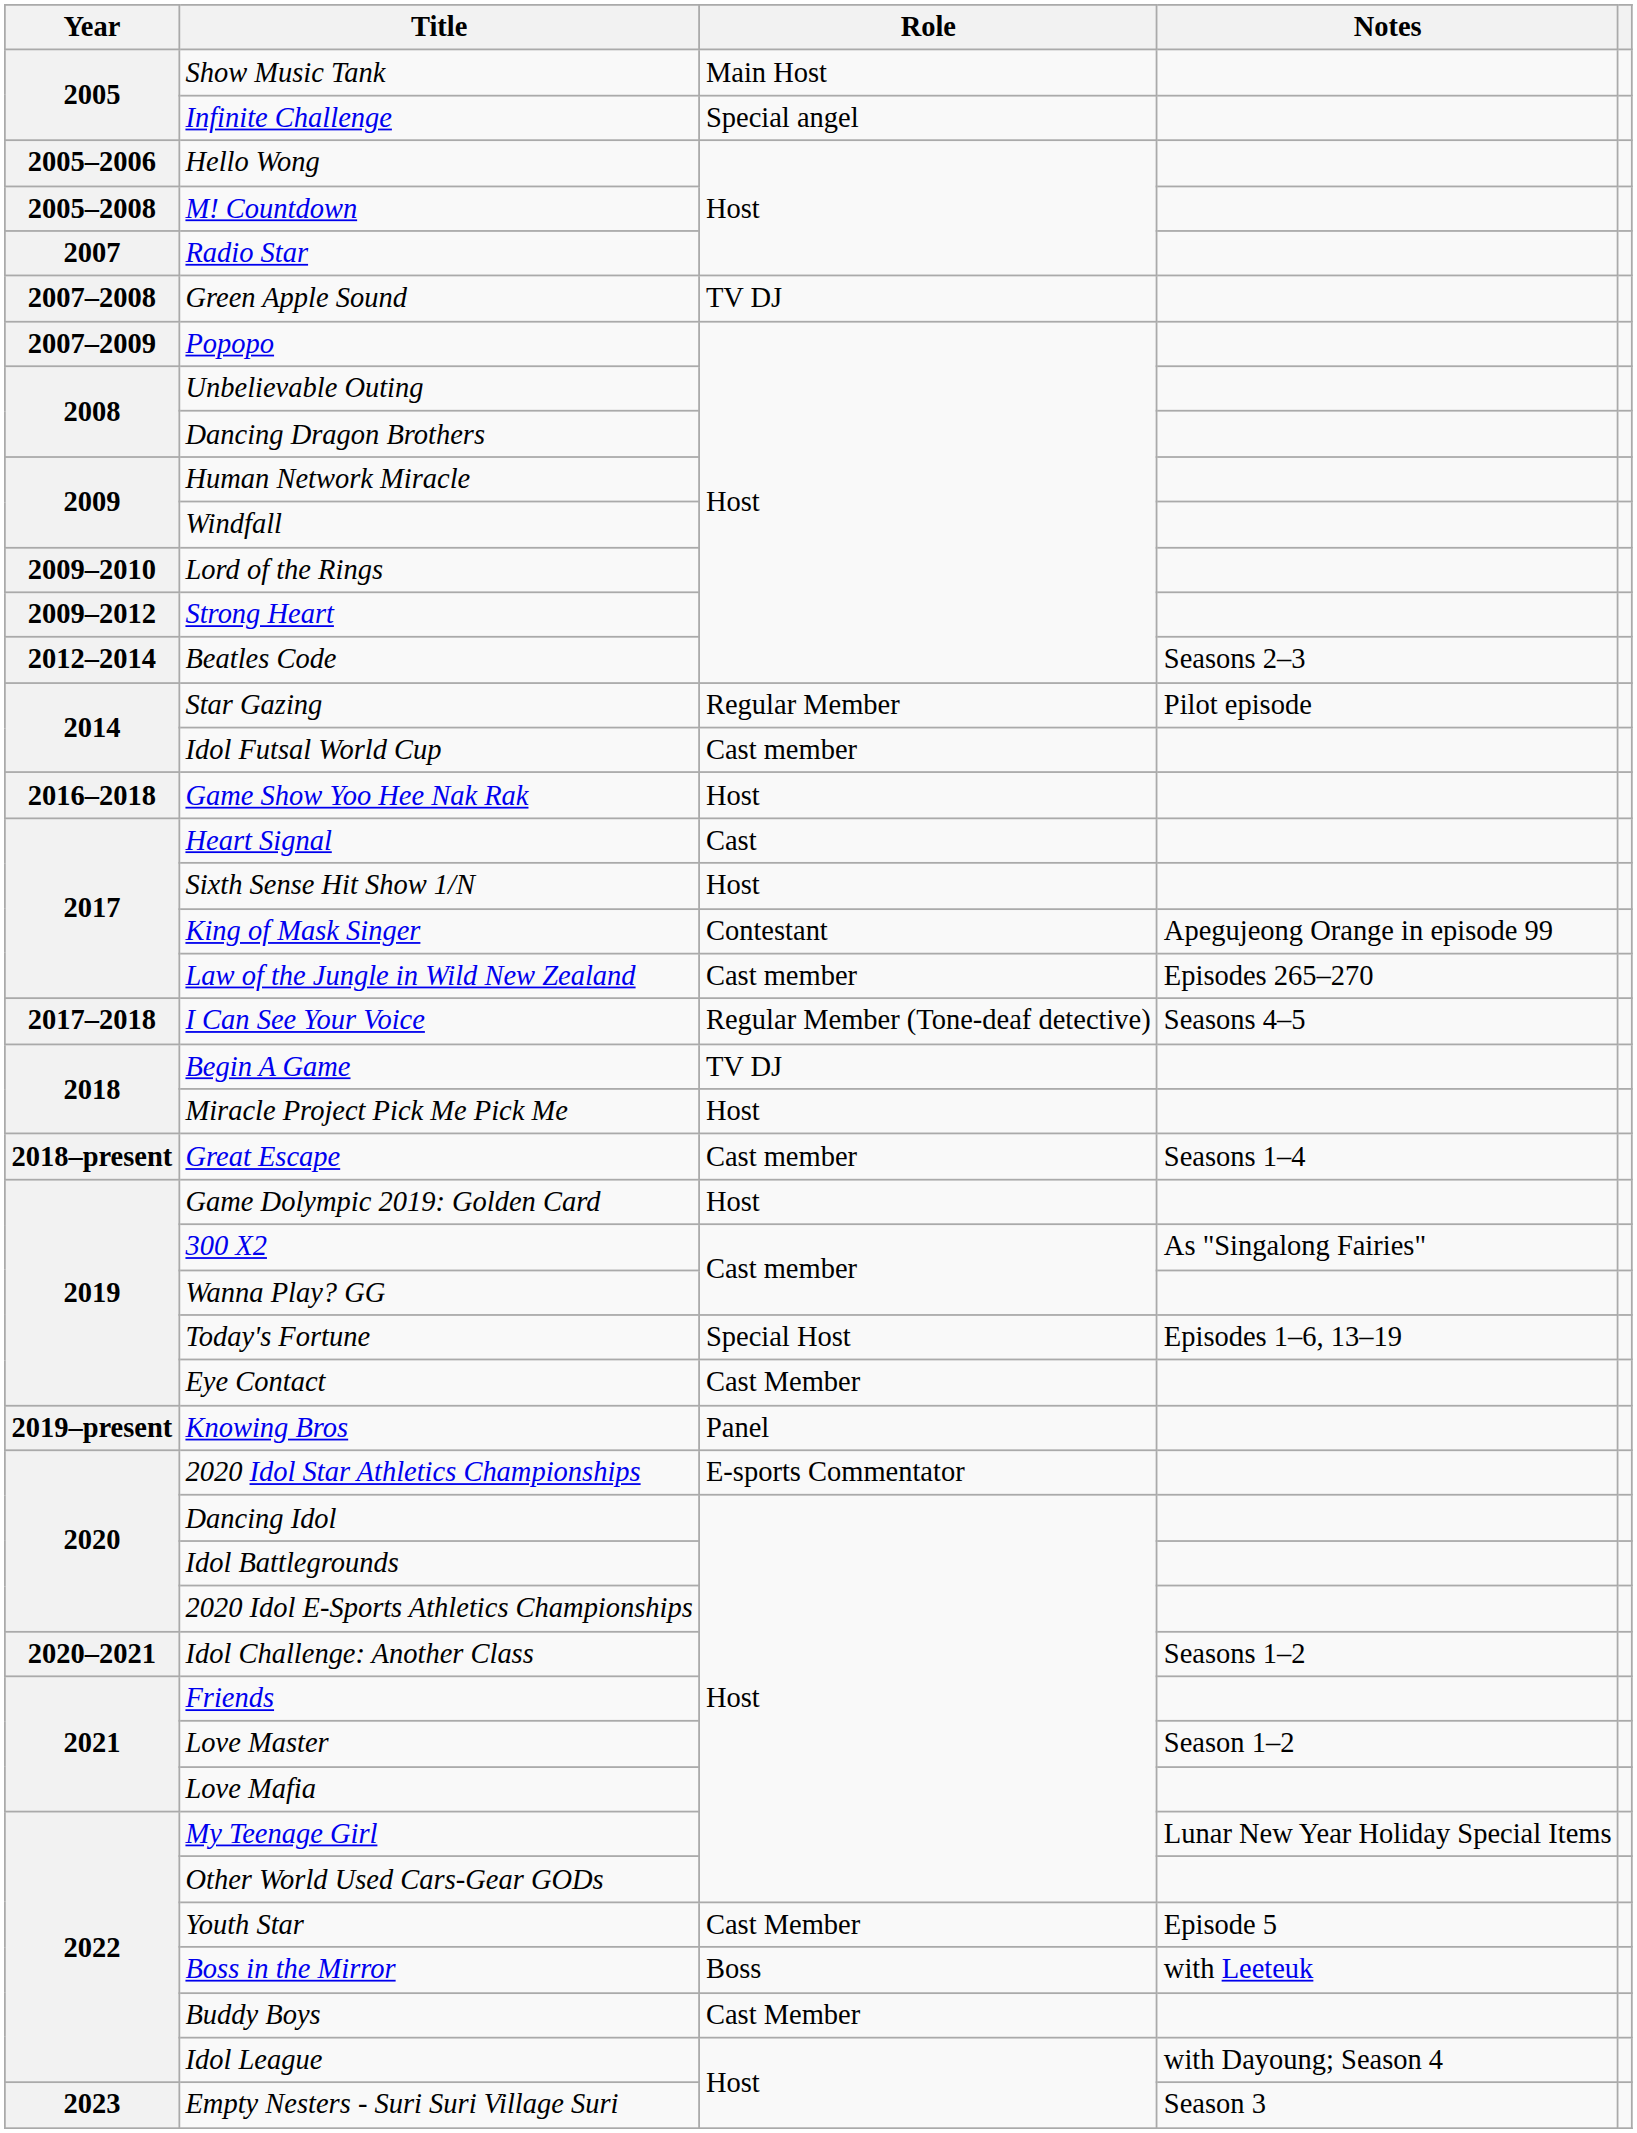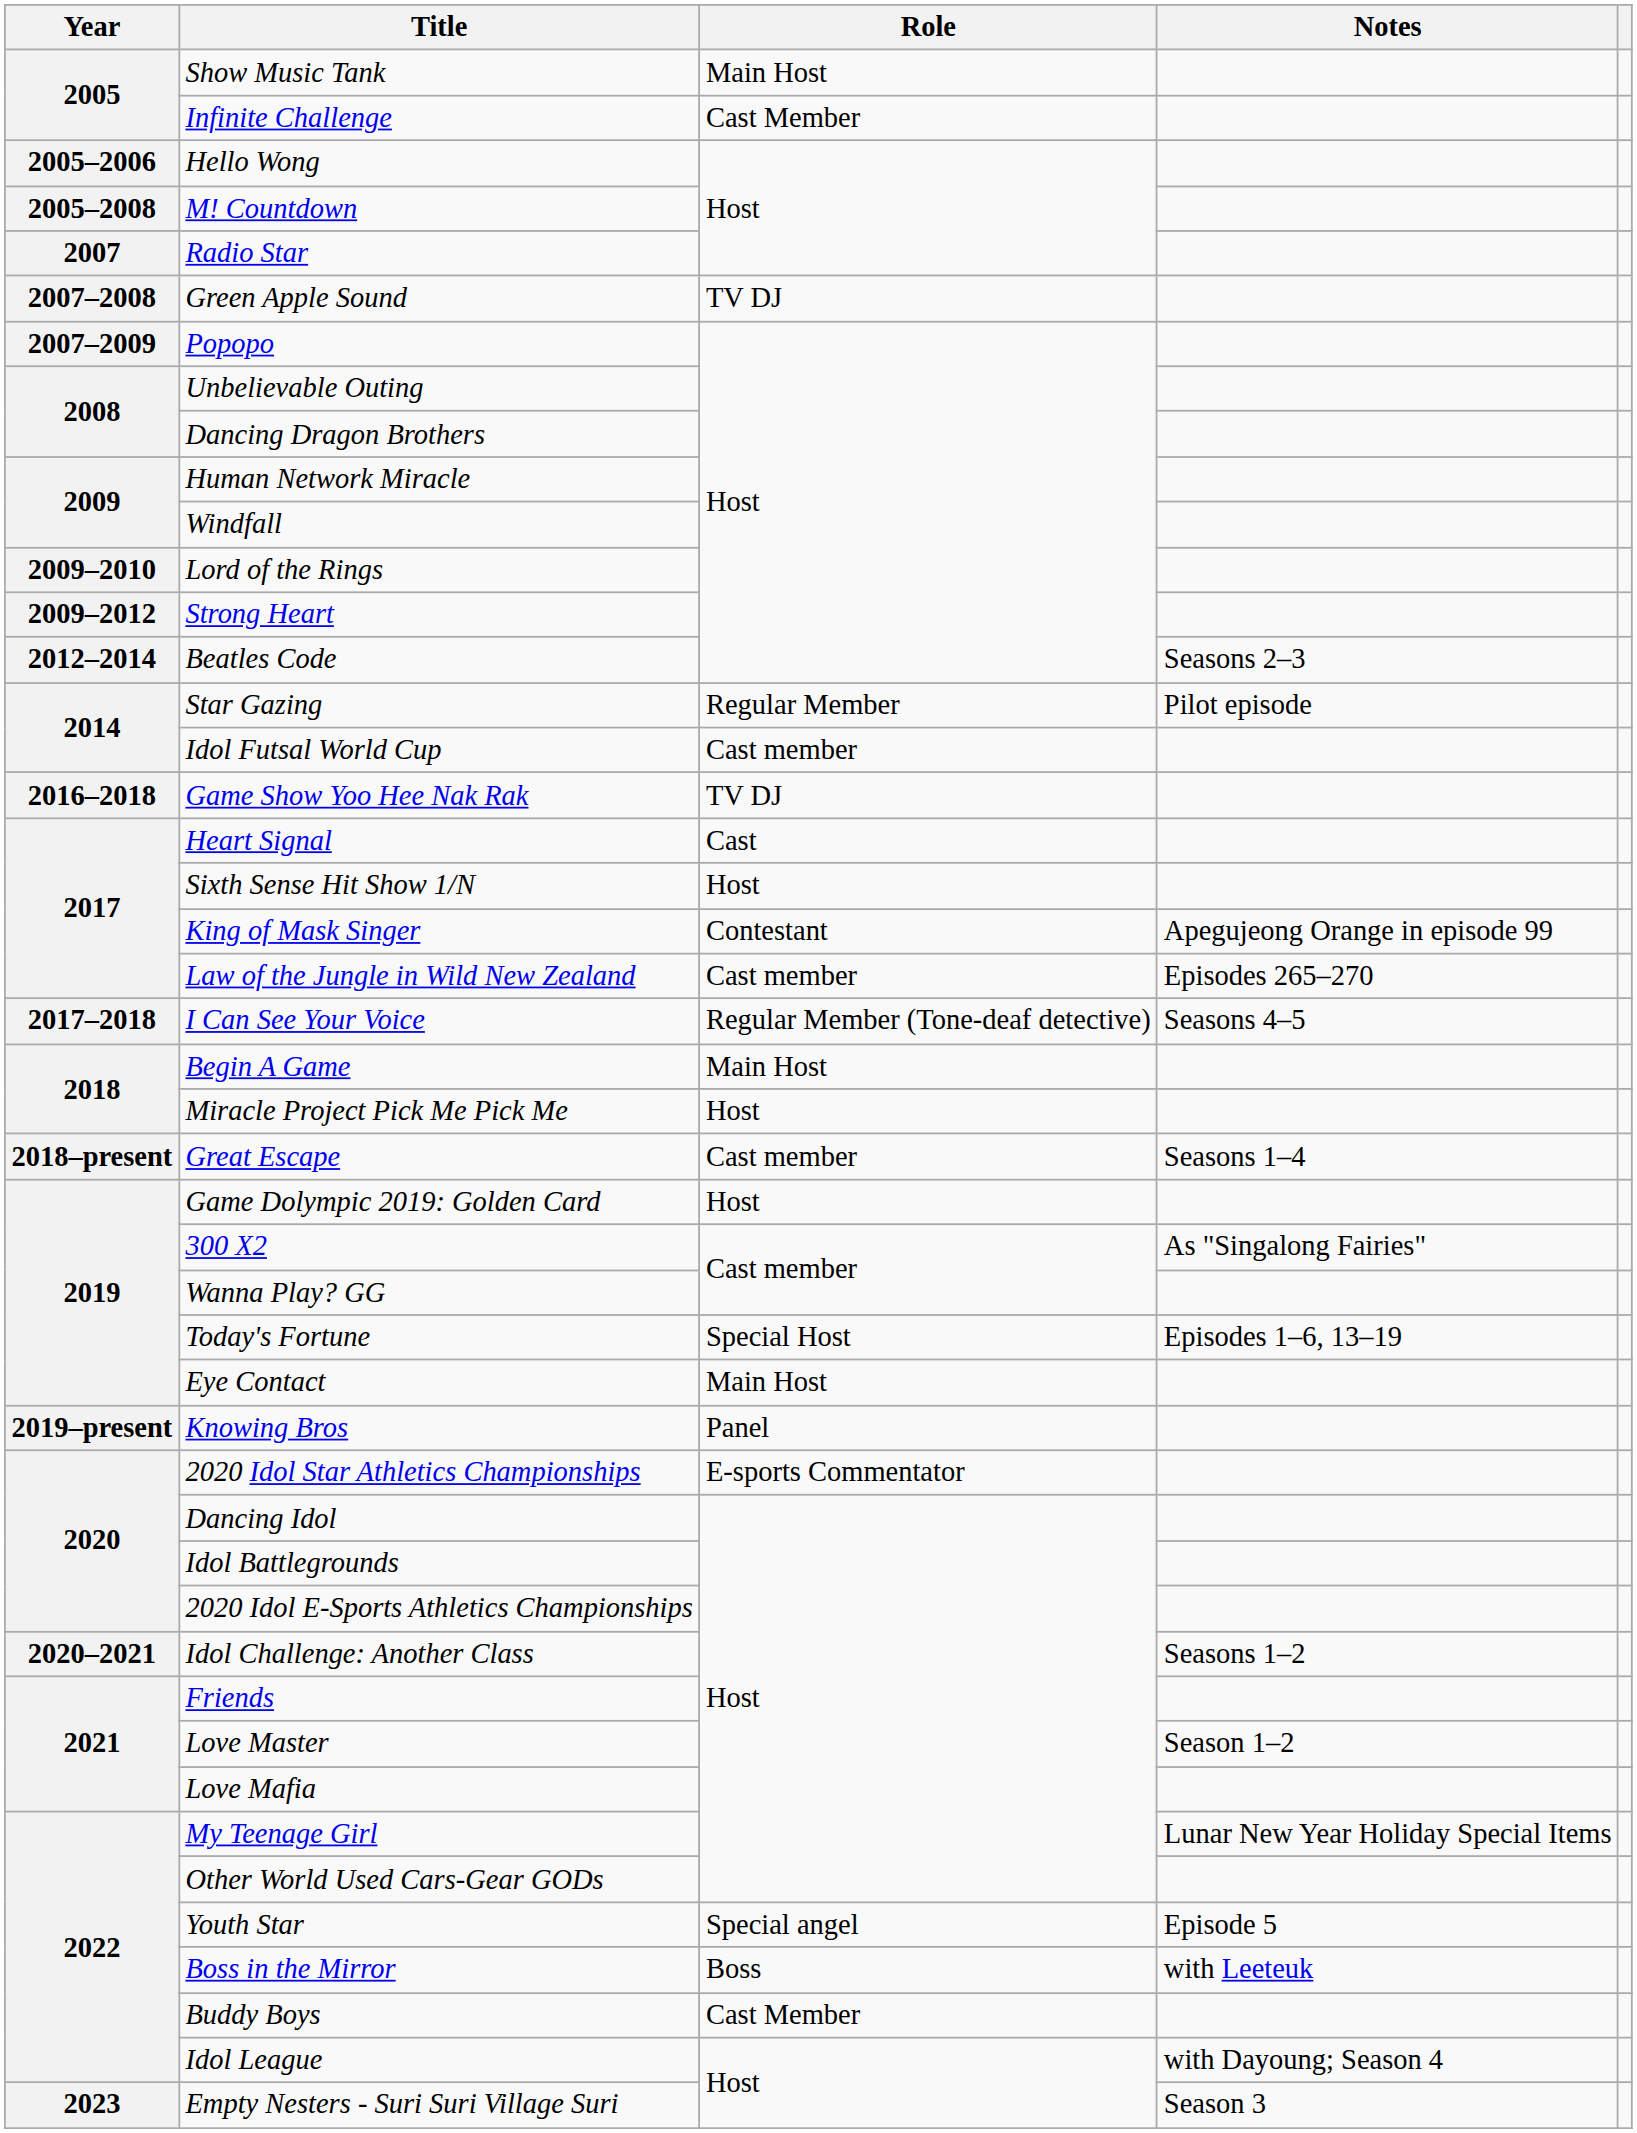(782, 117) Special angel -> (783, 117) Cast Member
(733, 794) Host -> (744, 794) TV DJ
(744, 1065) TV DJ -> (766, 1065) Main Host
(783, 1382) Cast Member -> (766, 1382) Main Host
(783, 1924) Cast Member -> (782, 1924) Special angel
